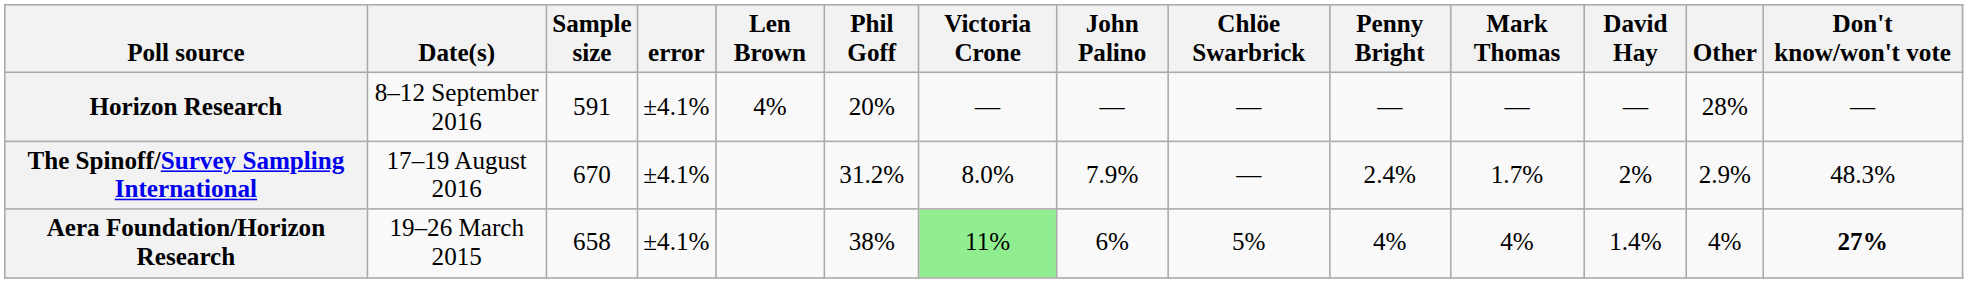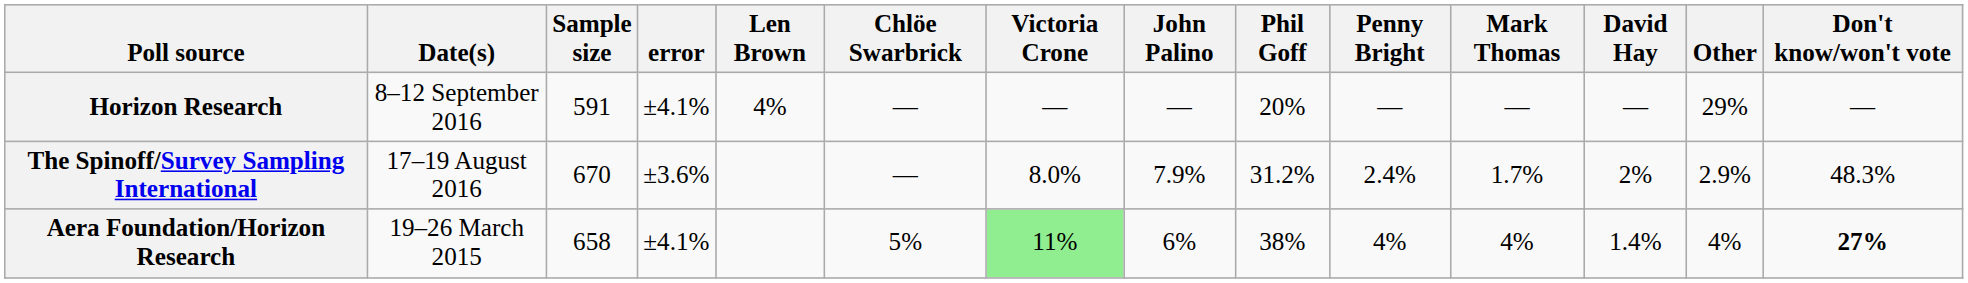columns swapped: (872, 38) <-> (1249, 38)
(1725, 106) 28% -> (1725, 106) 29%
(676, 174) ±4.1% -> (676, 174) ±3.6%
